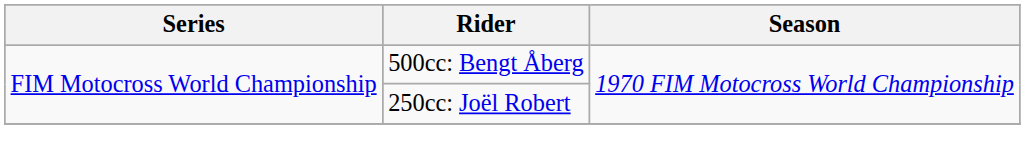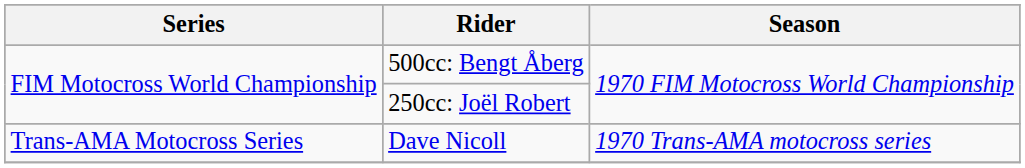+ row: (447, 142)
